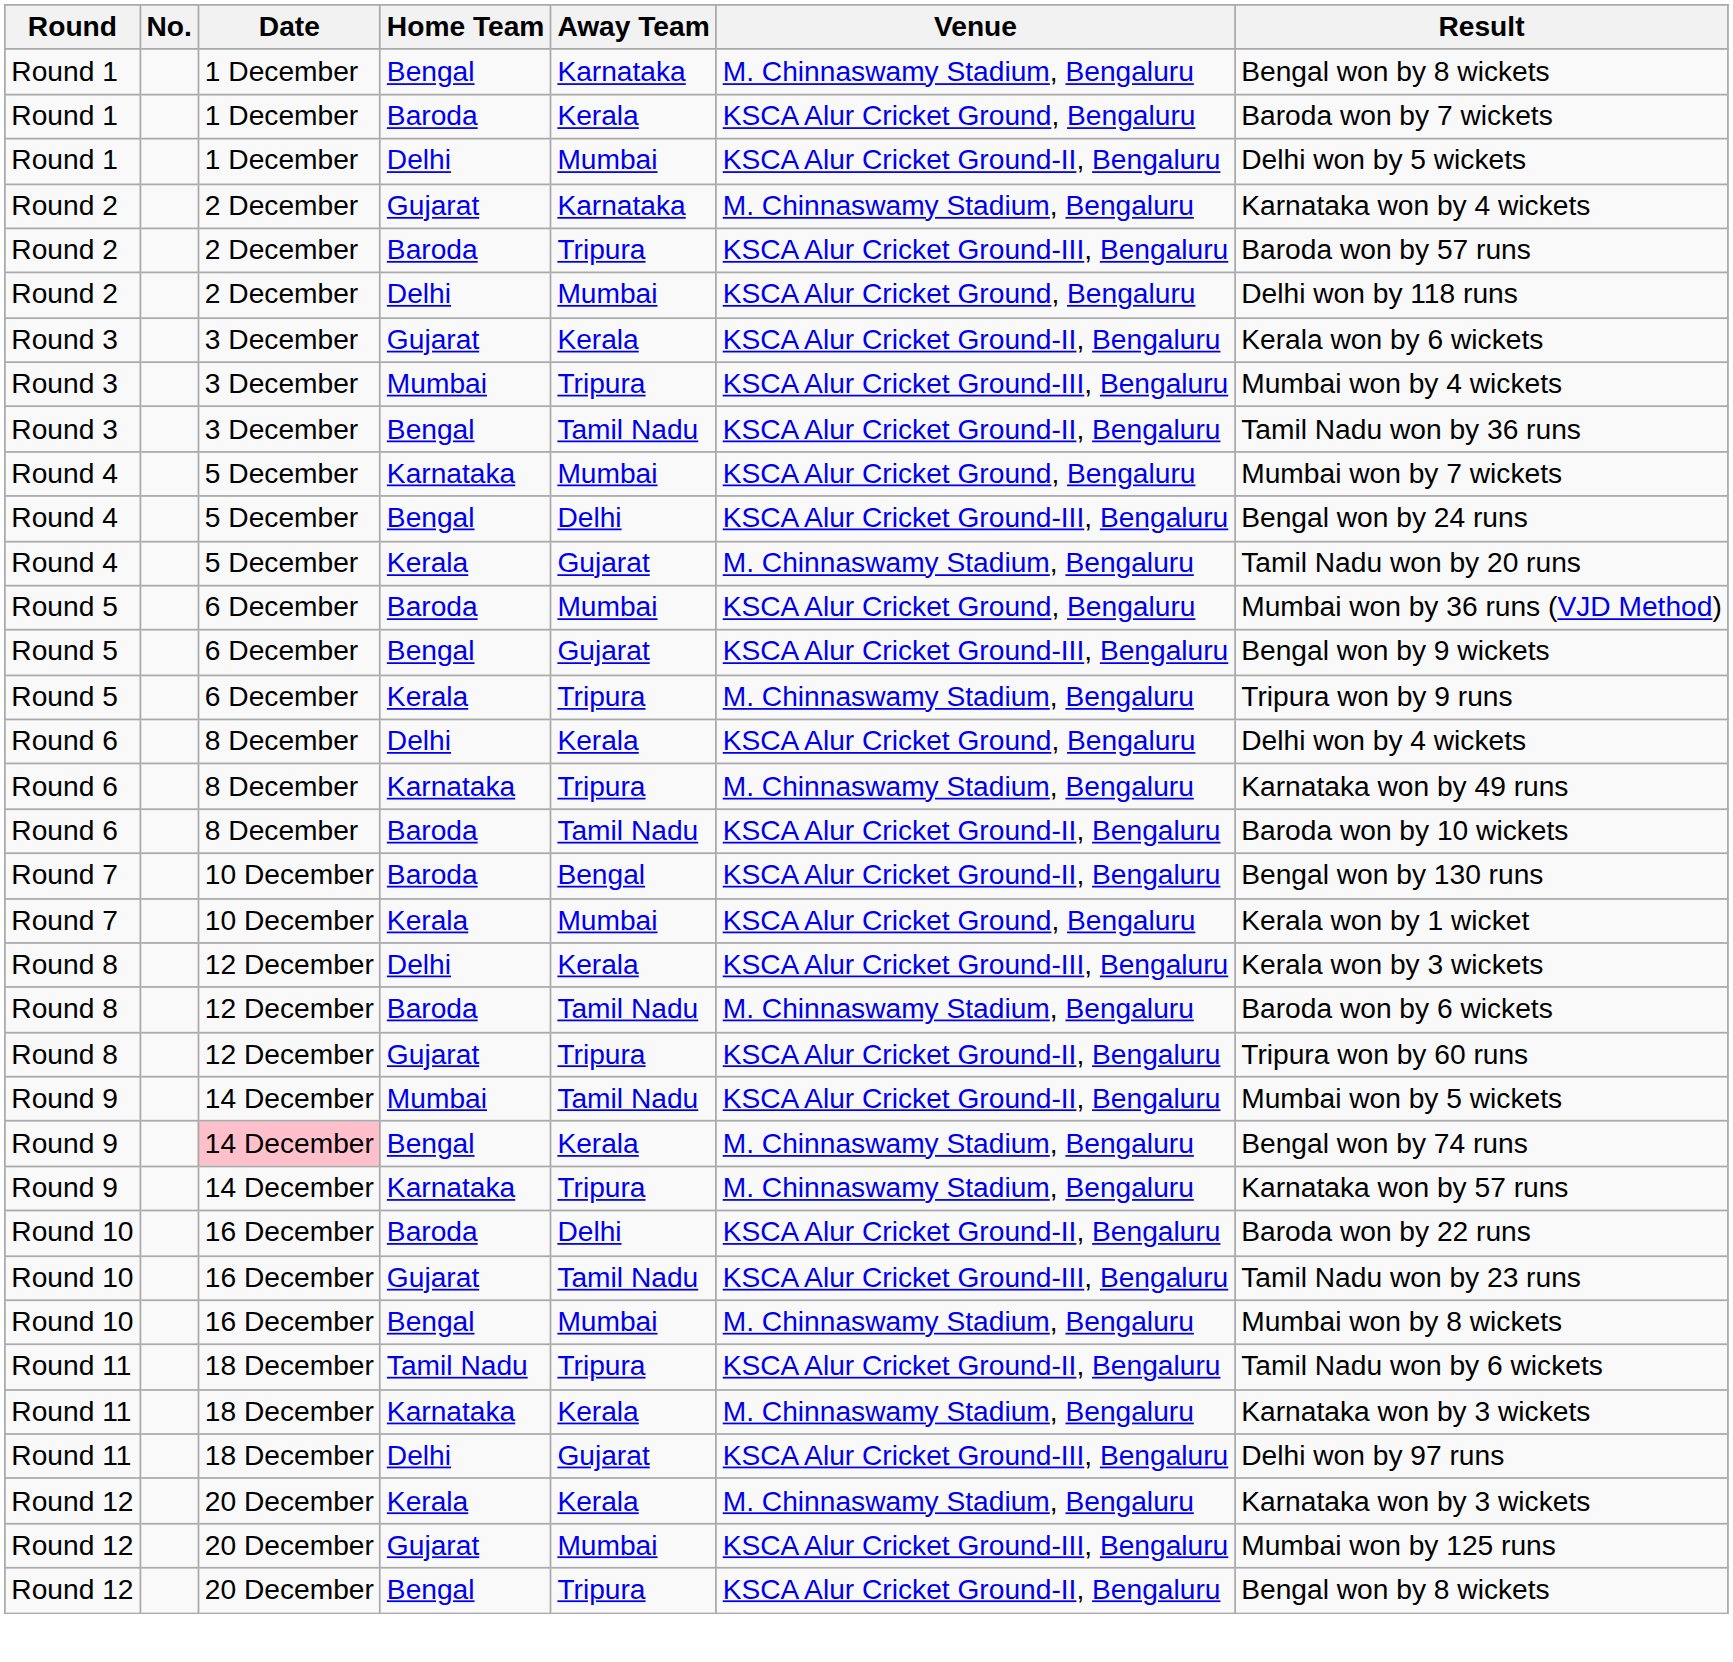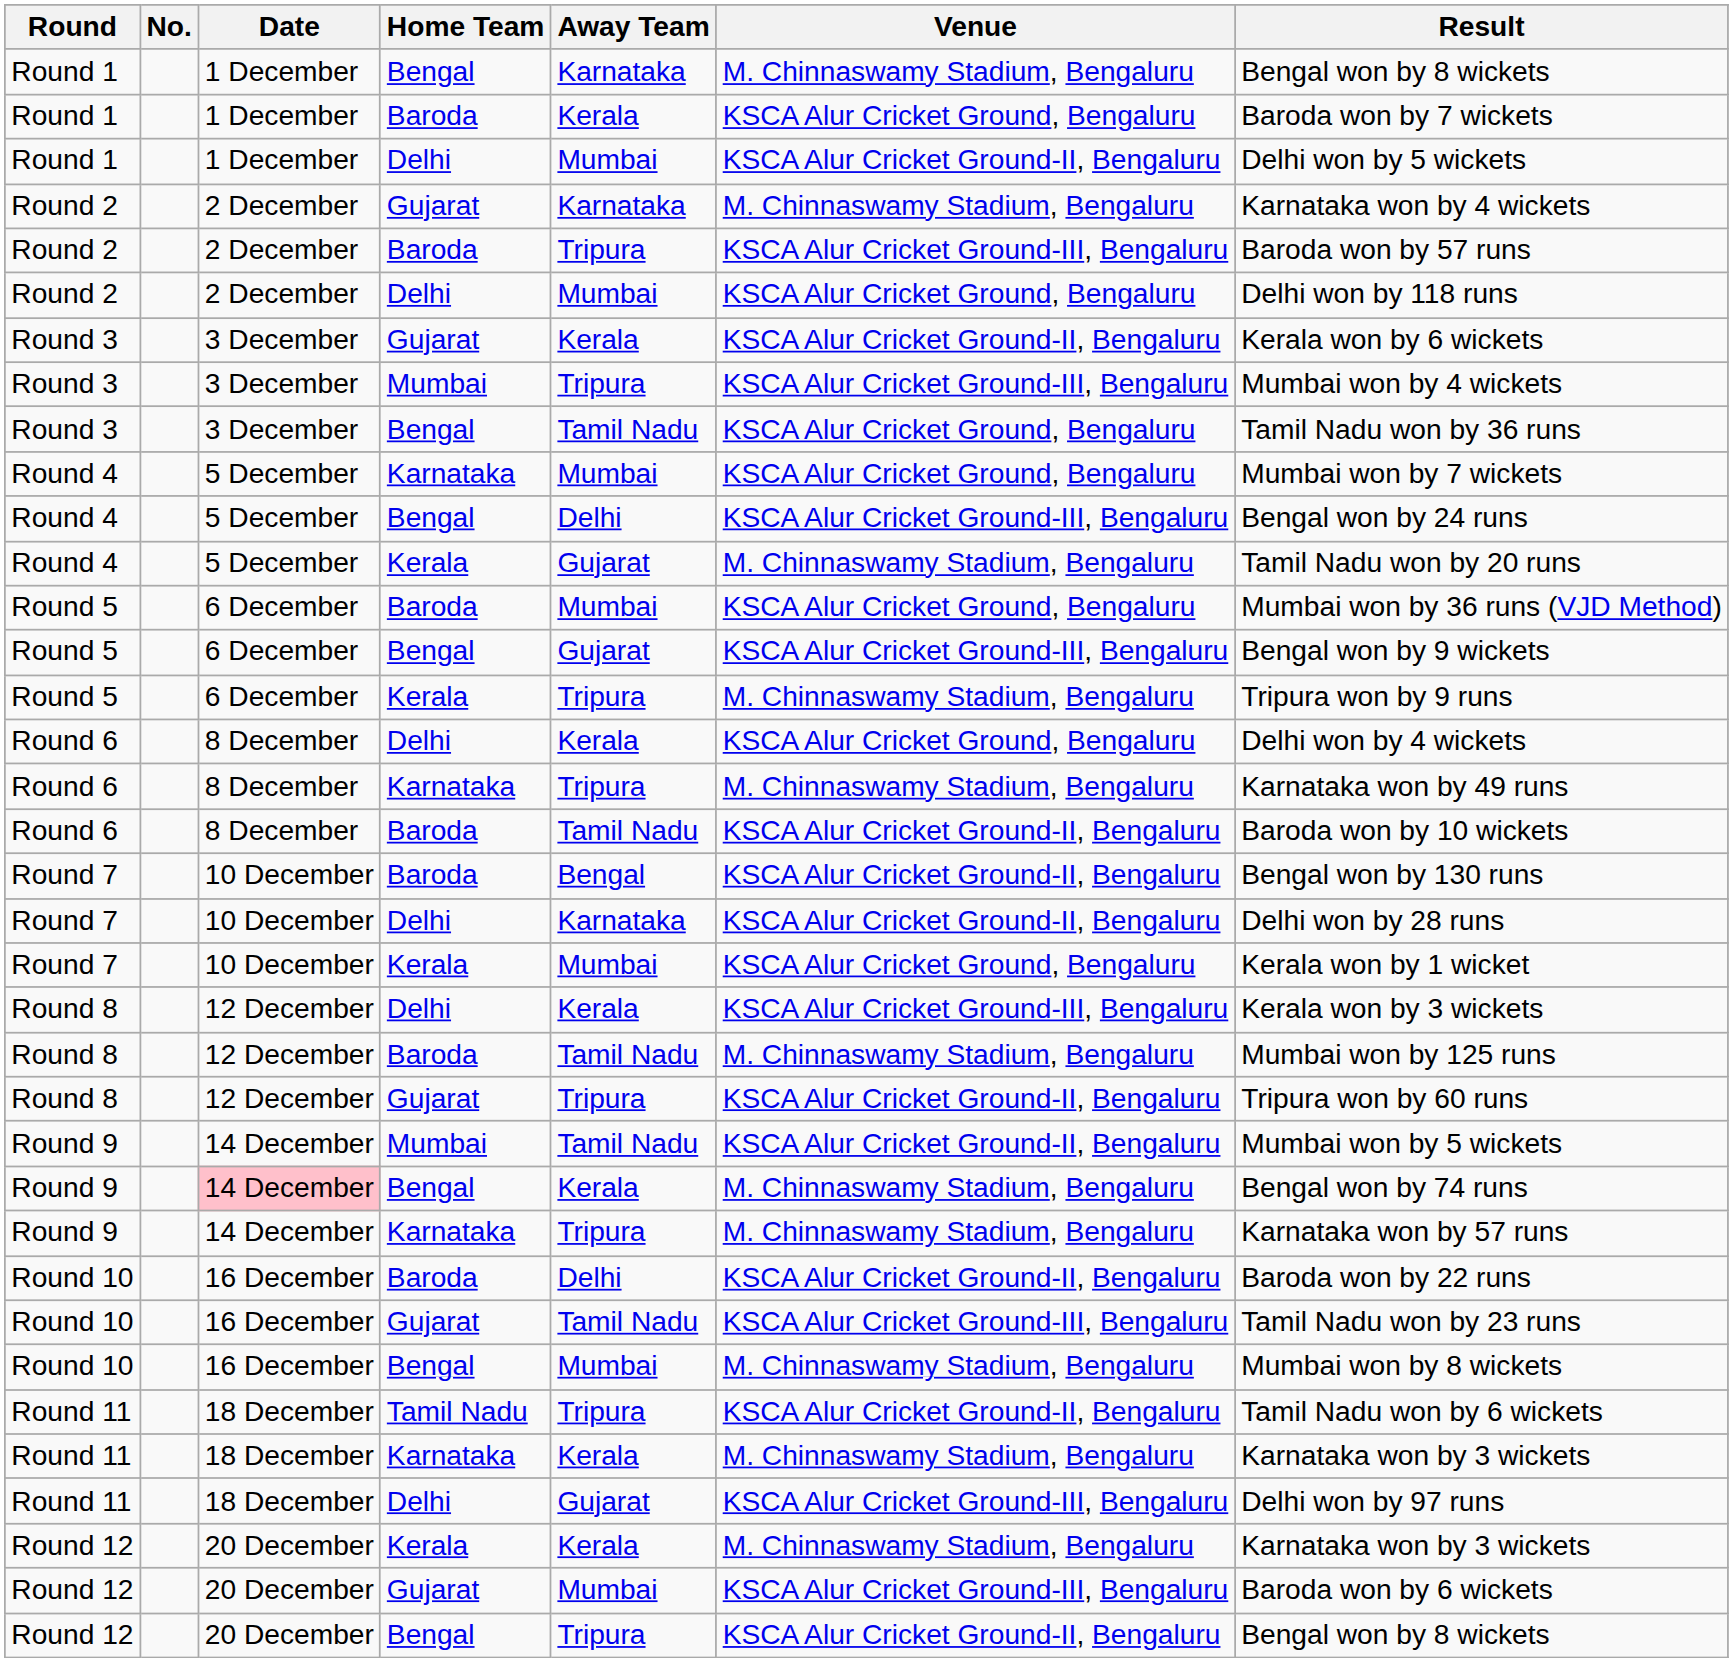(972, 428) KSCA Alur Cricket Ground-II, Bengaluru -> (959, 428) KSCA Alur Cricket Ground, Bengaluru
+ row: (65, 920)
(1397, 1009) Baroda won by 6 wickets -> (1399, 1054) Mumbai won by 125 runs
(1399, 1545) Mumbai won by 125 runs -> (1397, 1589) Baroda won by 6 wickets
